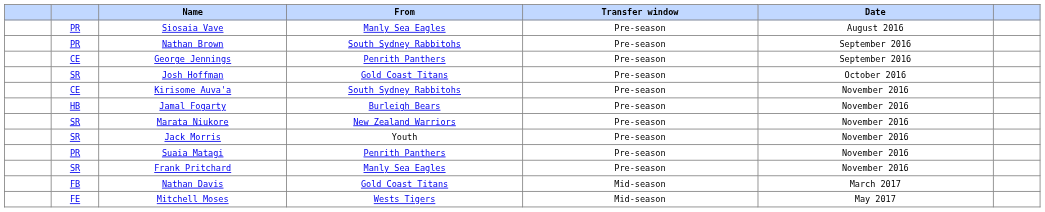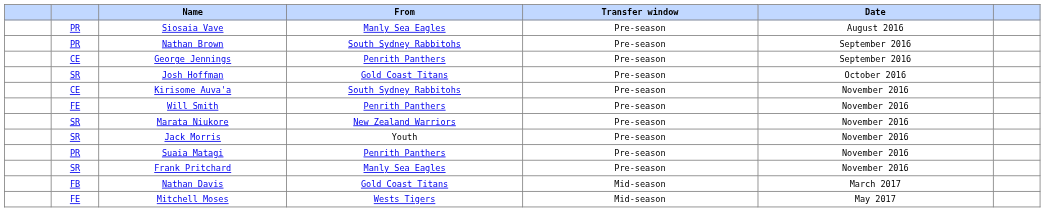+ row: (193, 106)
- row: (193, 106)
